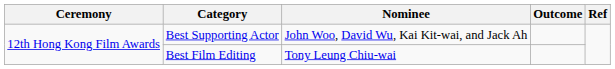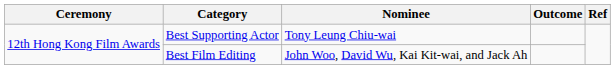(406, 34) John Woo, David Wu, Kai Kit-wai, and Jack Ah -> (340, 34) Tony Leung Chiu-wai
(340, 54) Tony Leung Chiu-wai -> (406, 54) John Woo, David Wu, Kai Kit-wai, and Jack Ah
